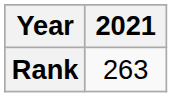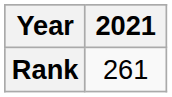(126, 69) 263 -> (126, 69) 261
